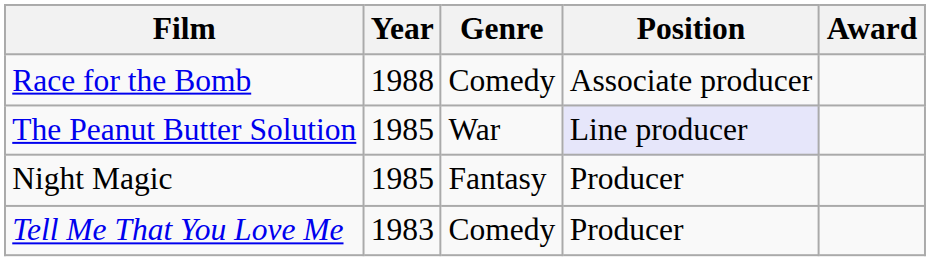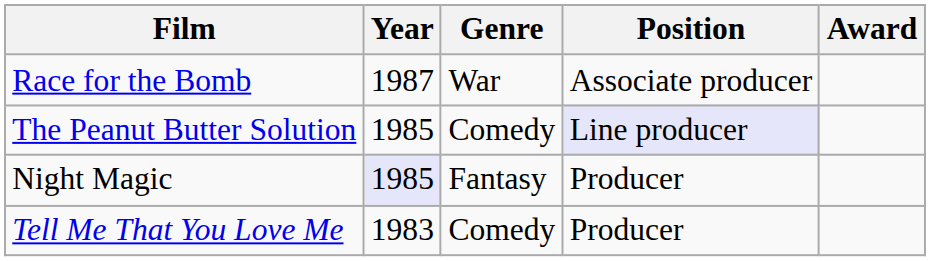(402, 79) 1988 -> (402, 79) 1987
(502, 79) Comedy -> (474, 79) War
(474, 129) War -> (502, 129) Comedy
(402, 179) no background -> (402, 179) lavender background
